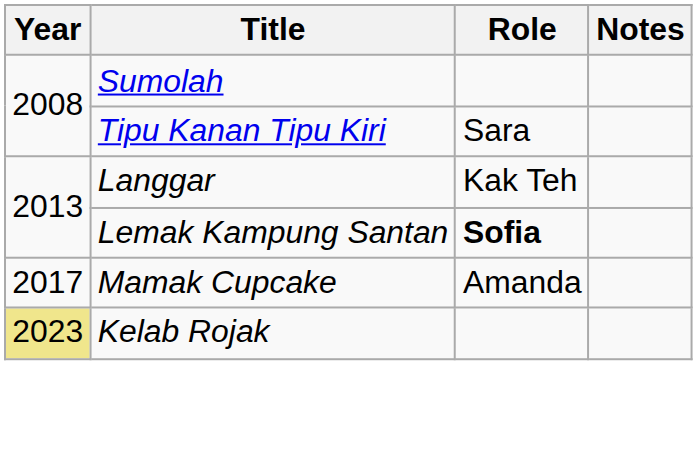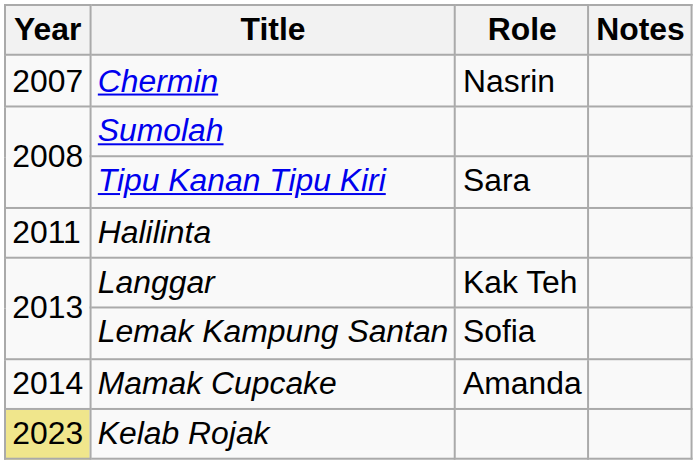+ row: (158, 80)
+ row: (154, 231)
(502, 231) bold -> (499, 332) normal
(48, 282) 2017 -> (48, 383) 2014
